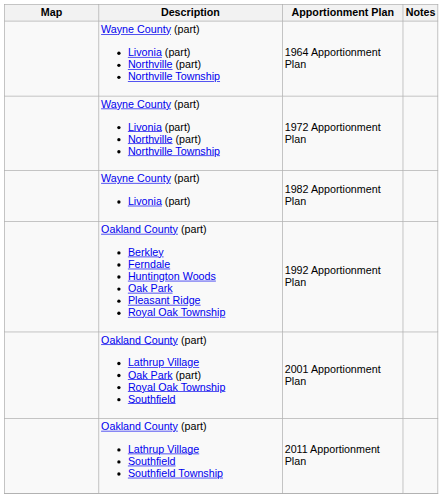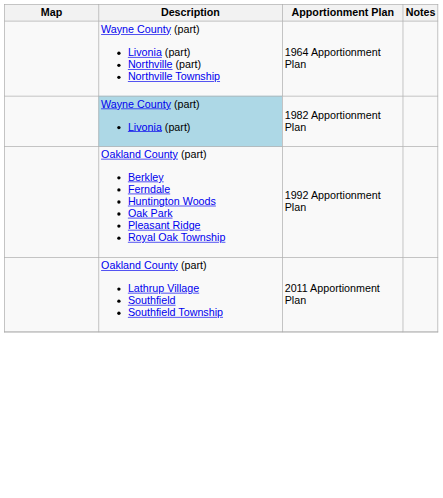- row: (333, 133)
(190, 190) no background -> (190, 116) lightblue background
- row: (333, 375)
